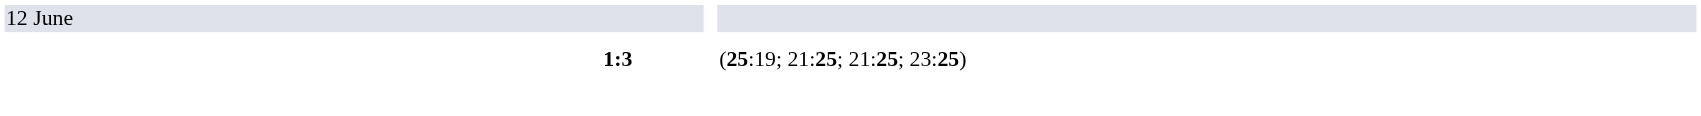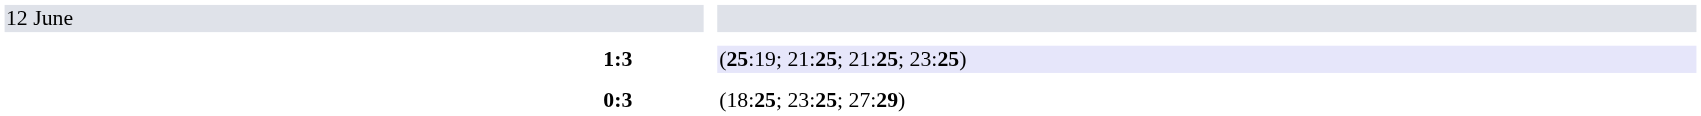(843, 59) no background -> (843, 59) lavender background
+ row: (618, 99)
